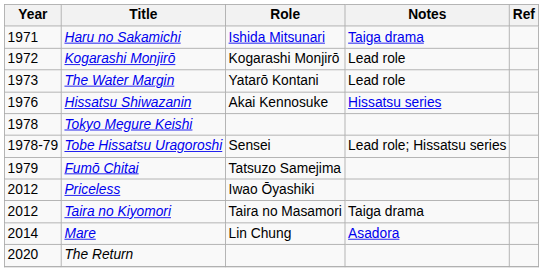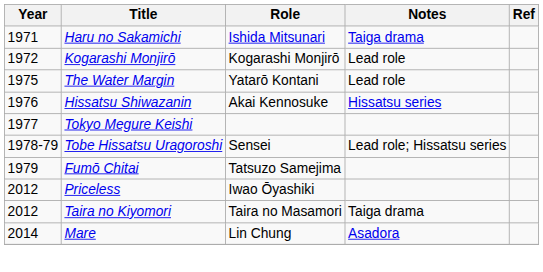(23, 80) 1973 -> (23, 80) 1975
(23, 124) 1978 -> (23, 124) 1977
- row: (99, 255)
